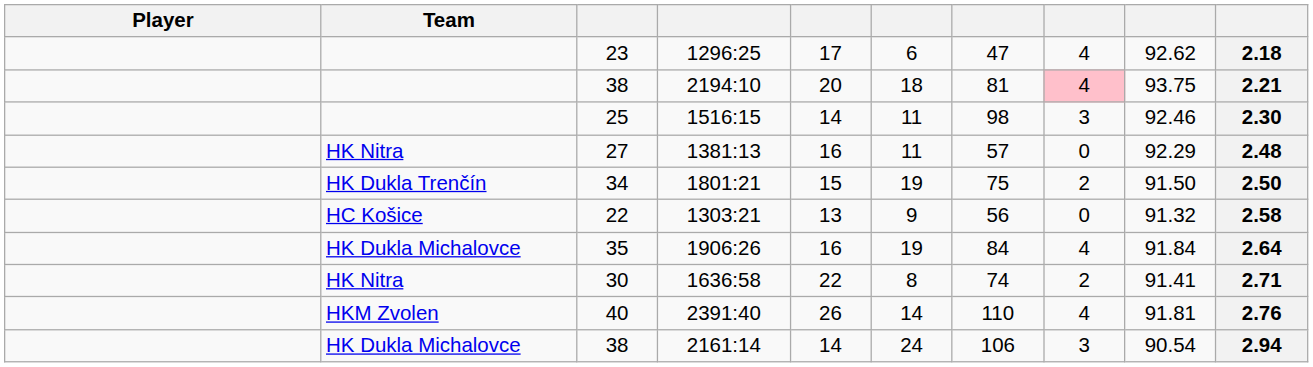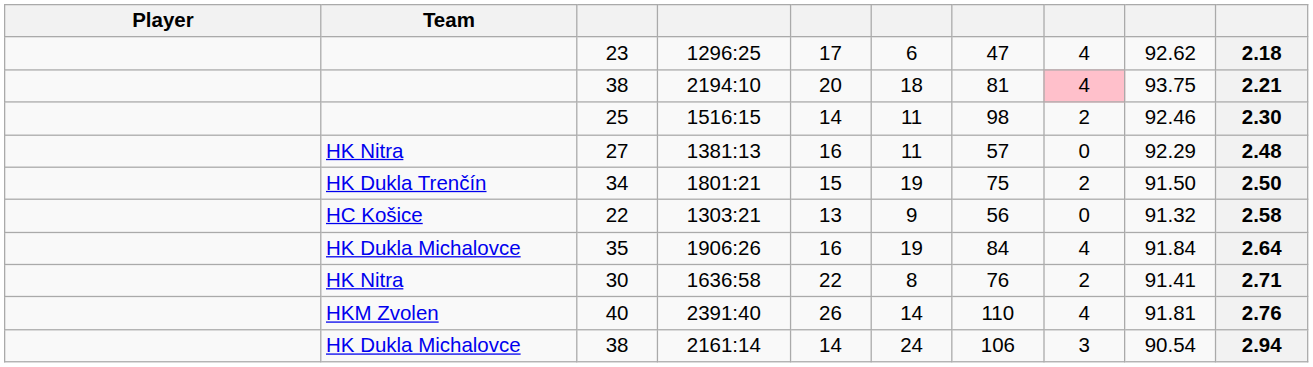(1084, 118) 3 -> (1084, 118) 2
(998, 280) 74 -> (998, 280) 76
